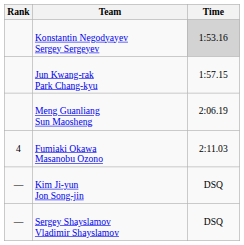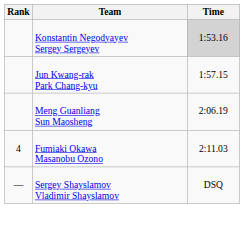- row: (59, 190)
